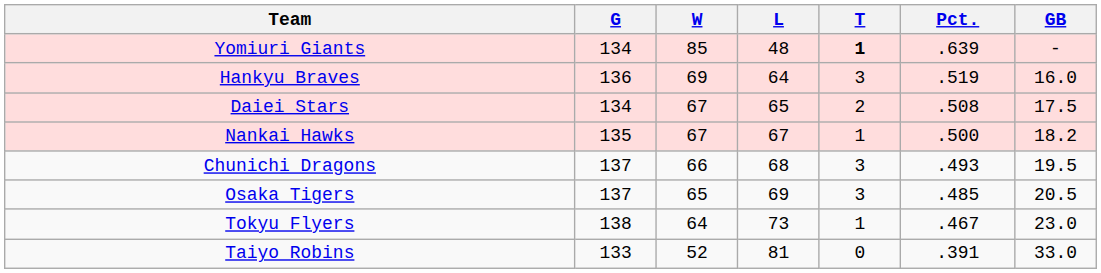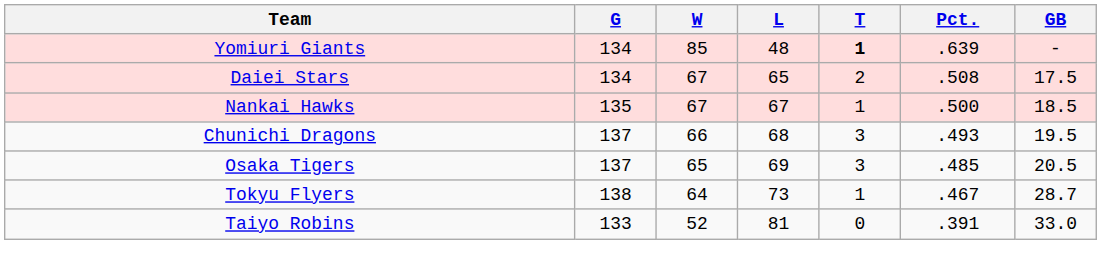- row: (290, 78)
(1055, 136) 18.2 -> (1055, 107) 18.5
(1055, 224) 23.0 -> (1055, 195) 28.7
